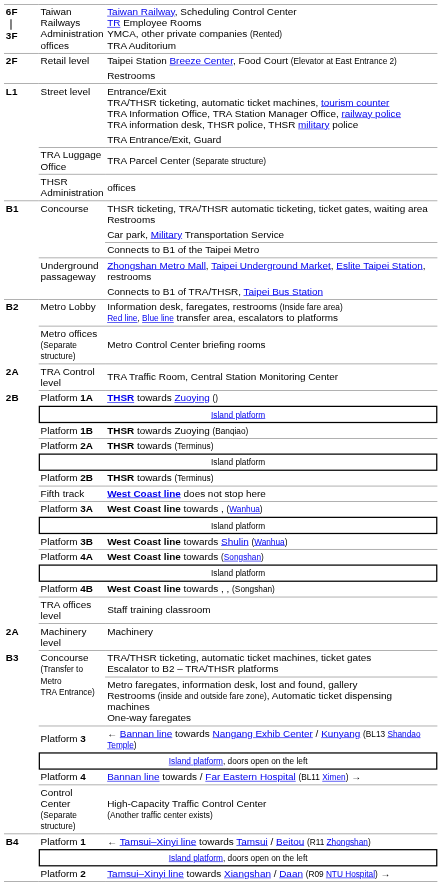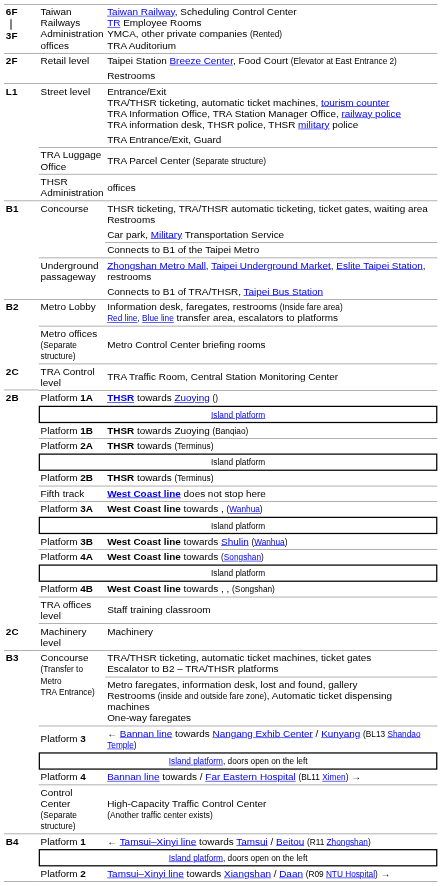(12, 371) 2A -> (12, 371) 2C
(12, 631) 2A -> (12, 631) 2C
